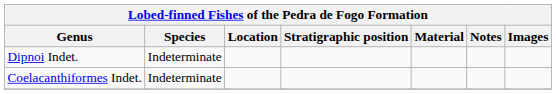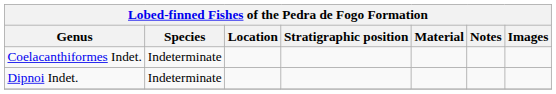rows swapped: (75, 78) <-> (43, 57)
